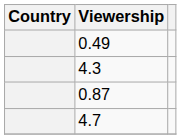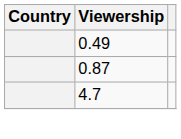- row: (90, 69)
